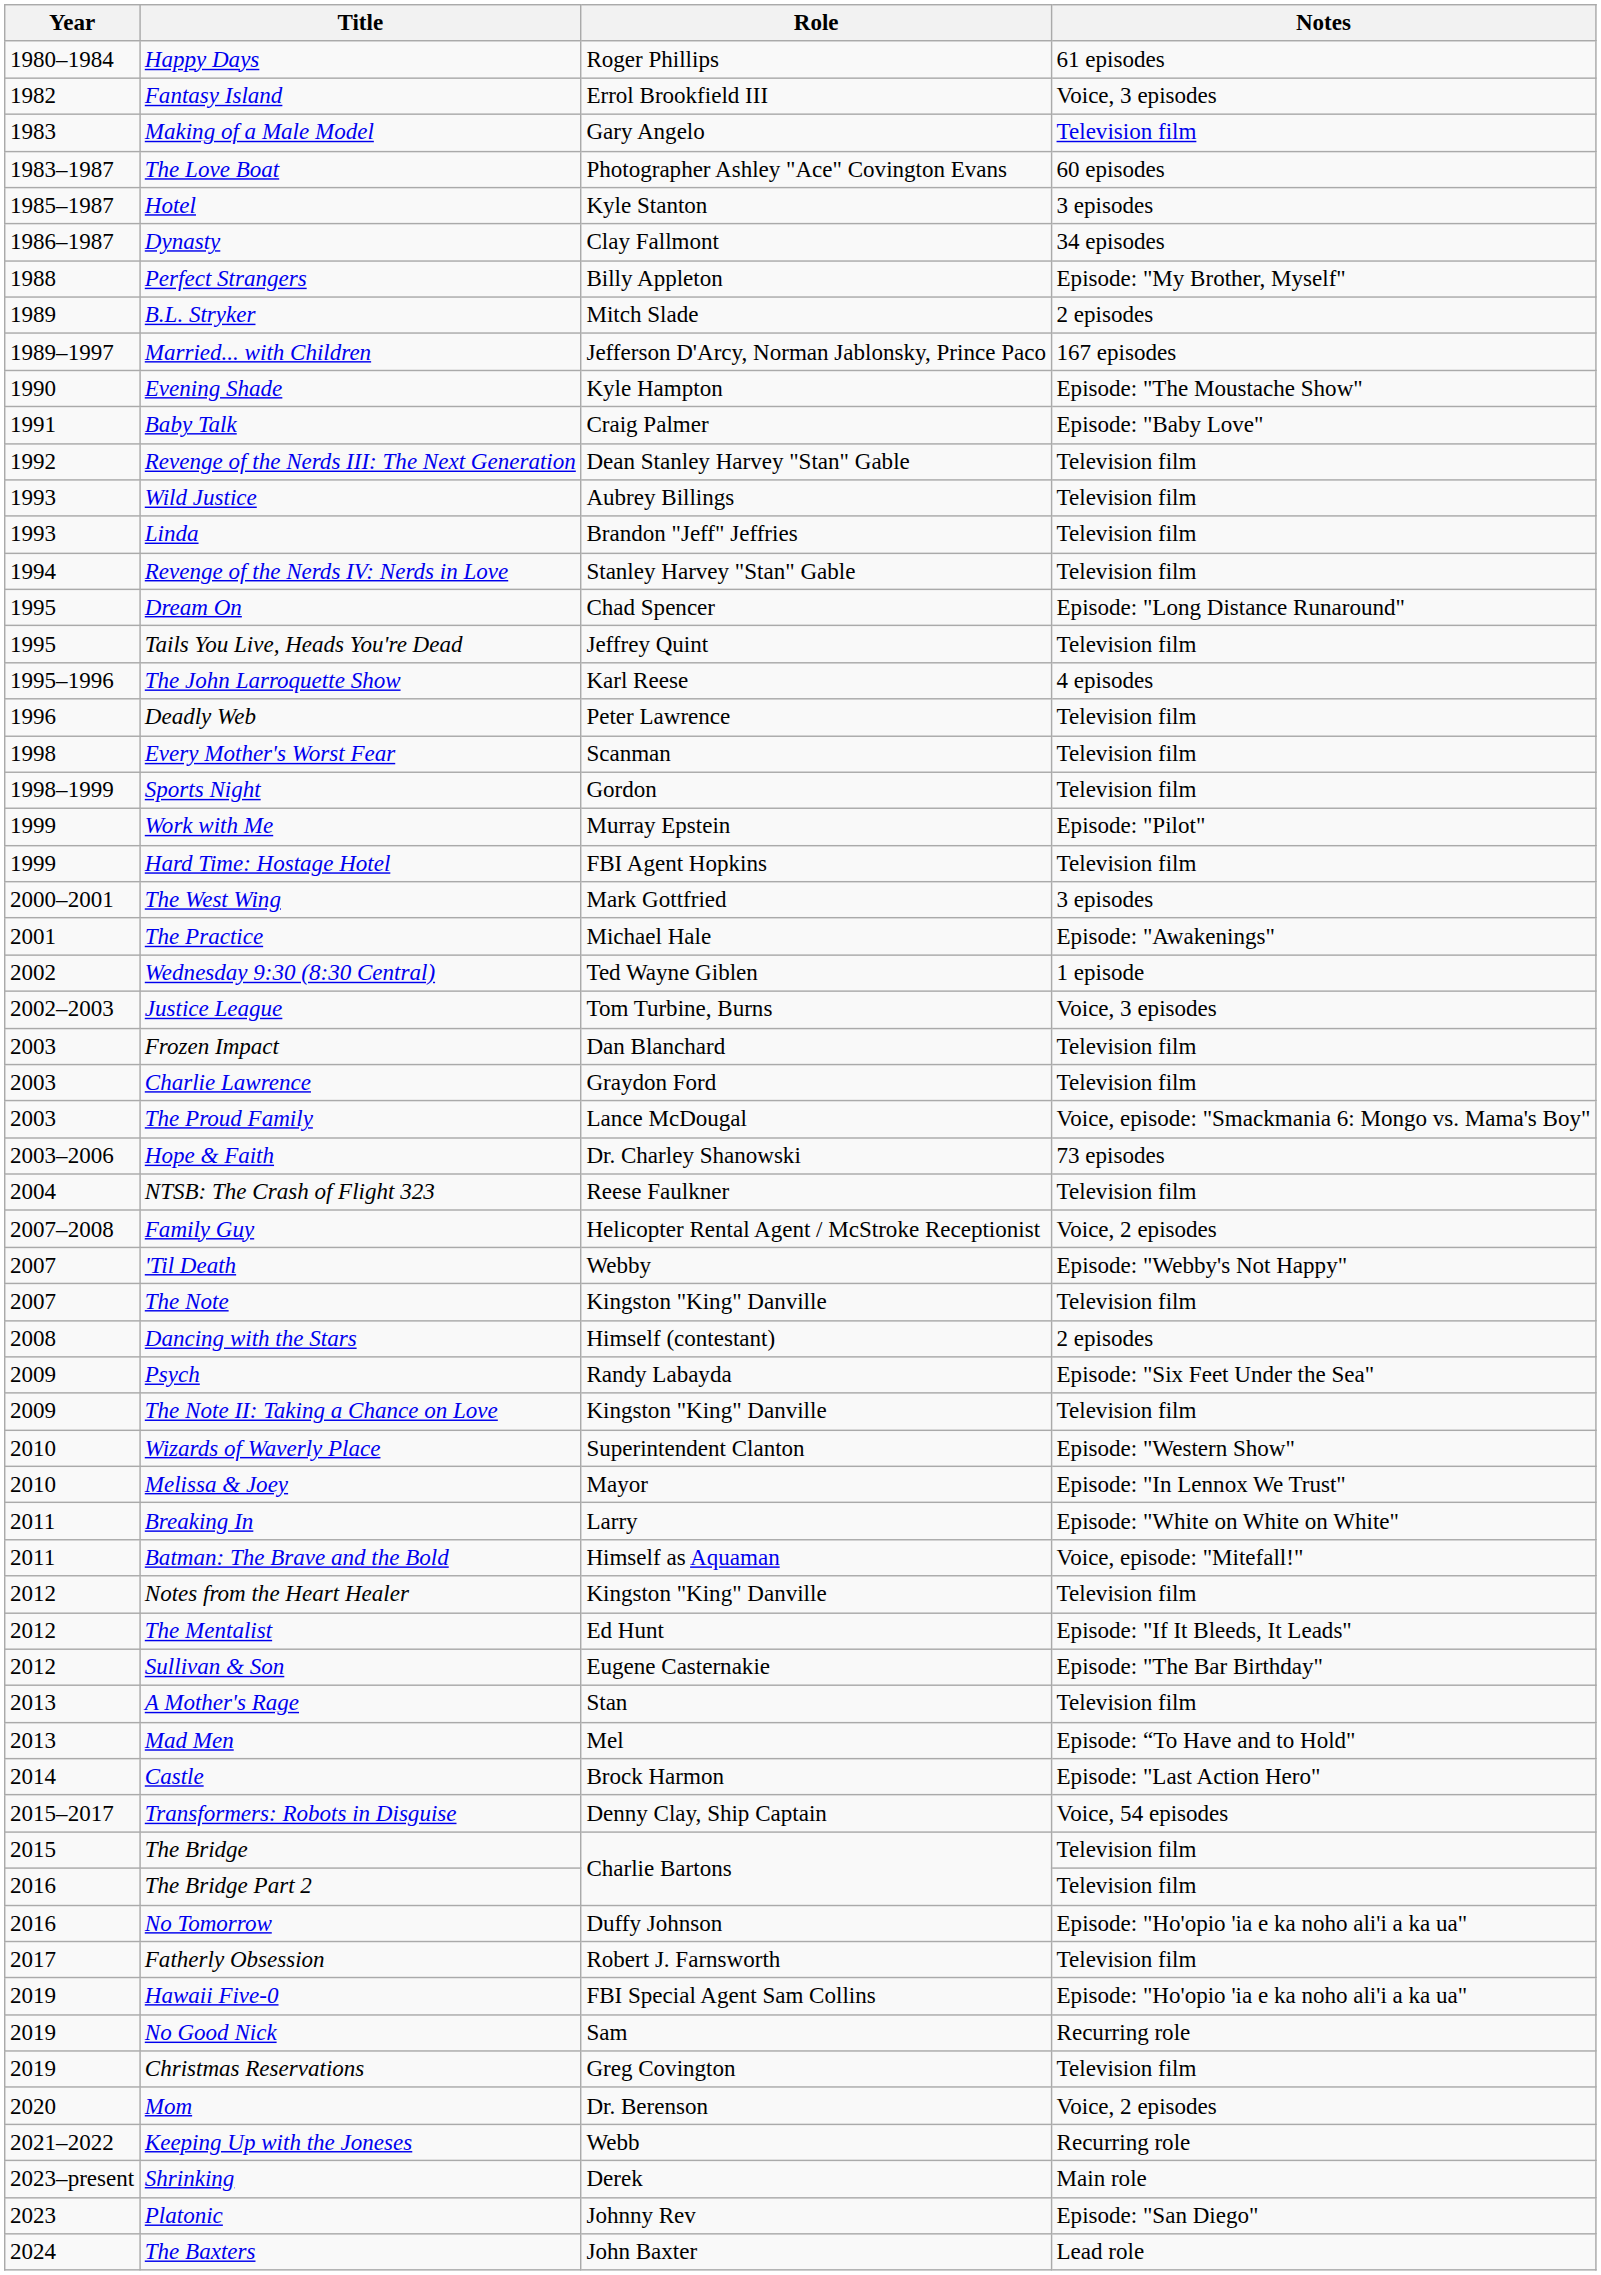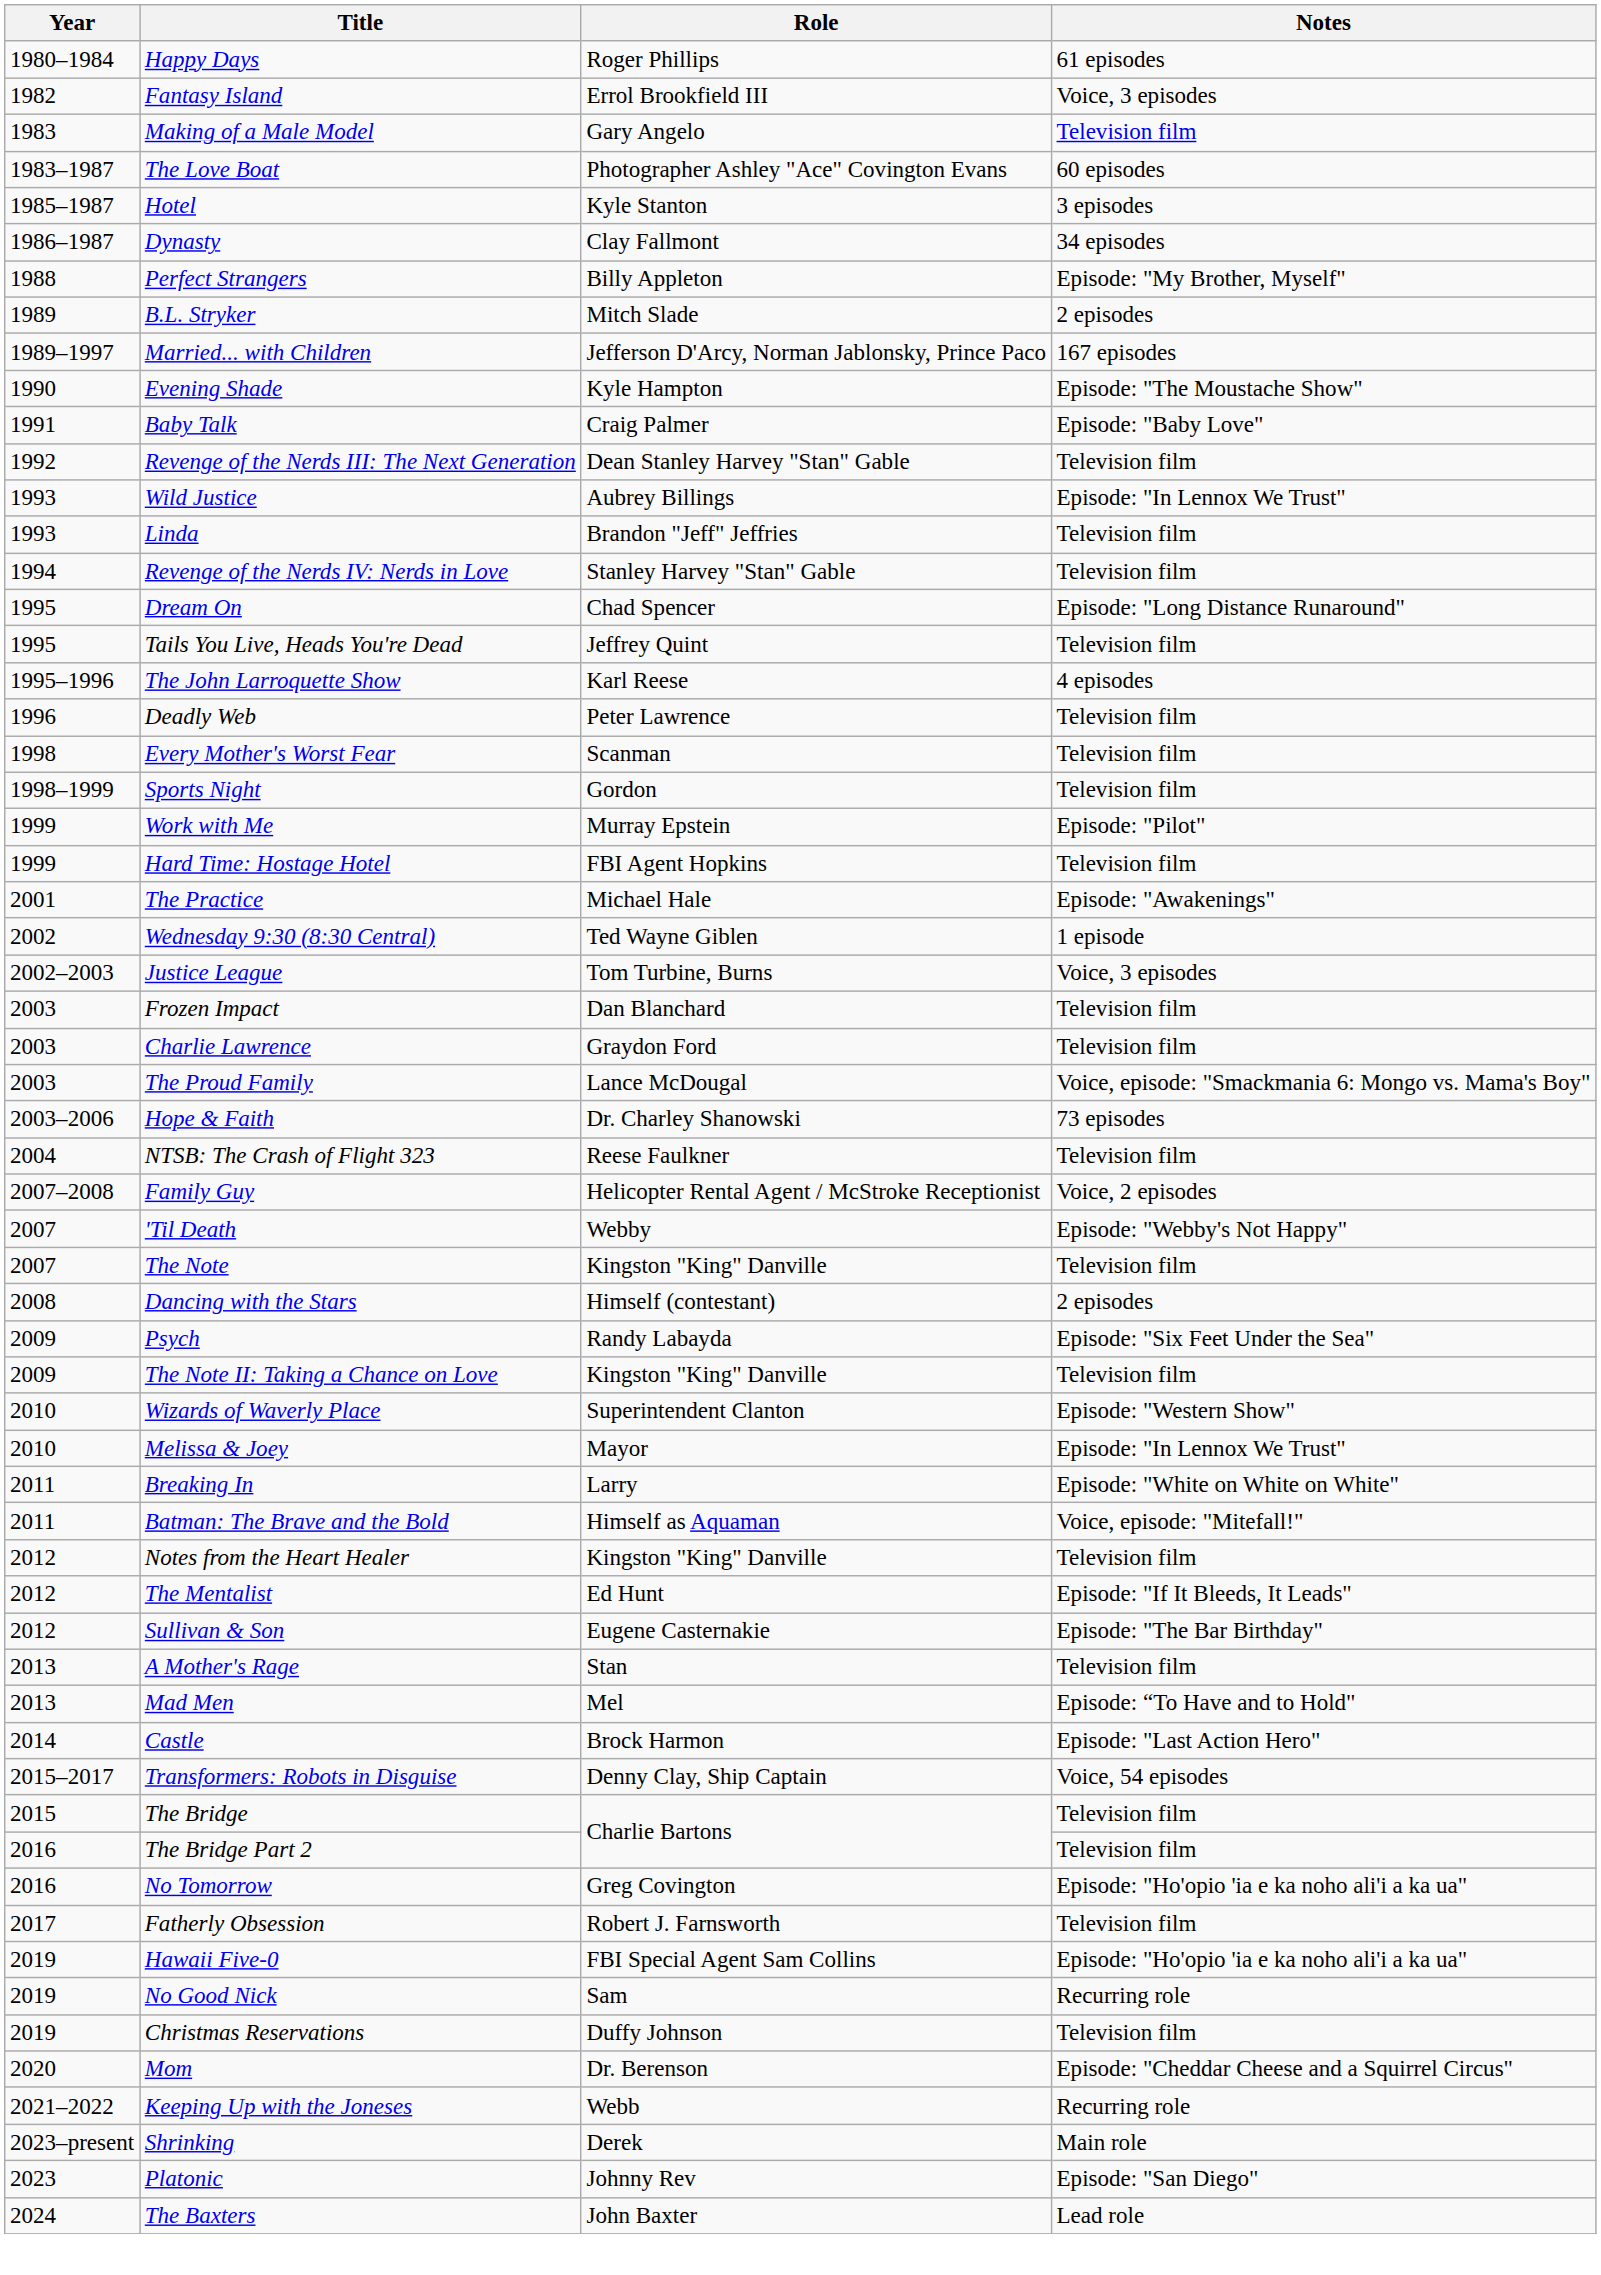(1126, 497) Television film -> (1201, 497) Episode: "In Lennox We Trust"
- row: (213, 899)
(654, 1922) Duffy Johnson -> (661, 1886) Greg Covington
(661, 2069) Greg Covington -> (654, 2032) Duffy Johnson
(1137, 2105) Voice, 2 episodes -> (1285, 2069) Episode: "Cheddar Cheese and a Squirrel Circus"
